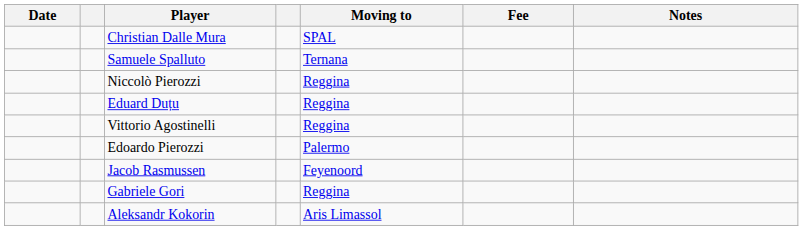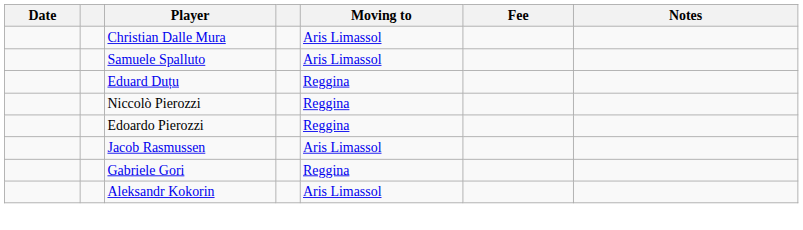(319, 37) SPAL -> (342, 37) Aris Limassol
(325, 59) Ternana -> (342, 59) Aris Limassol
rows swapped: (143, 103) <-> (154, 81)
- row: (161, 125)
(326, 147) Palermo -> (326, 125) Reggina
(333, 170) Feyenoord -> (342, 147) Aris Limassol
